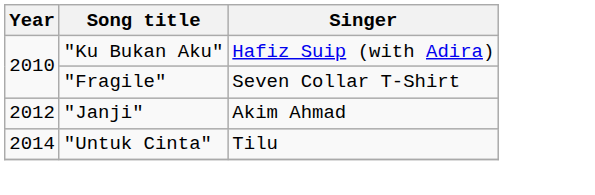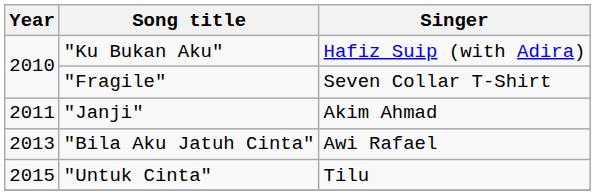(32, 113) 2012 -> (32, 113) 2011
+ row: (189, 144)
(32, 144) 2014 -> (32, 175) 2015
